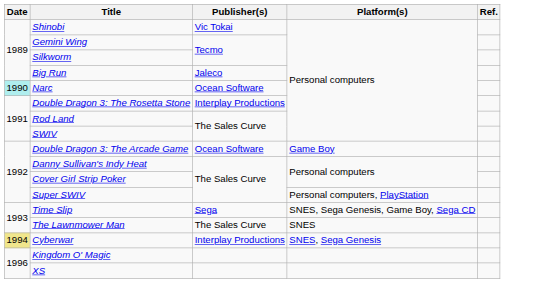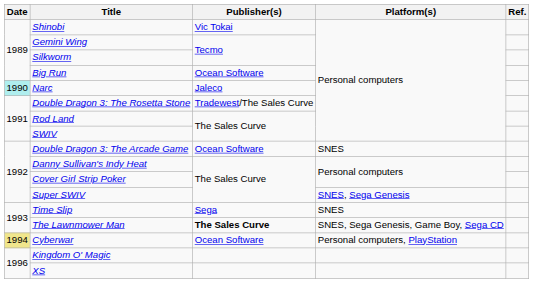(209, 73) Jaleco -> (229, 73) Ocean Software
(229, 88) Ocean Software -> (209, 88) Jaleco
(240, 103) Interplay Productions -> (254, 103) Tradewest/The Sales Curve
(312, 149) Game Boy -> (331, 149) SNES
(359, 194) Personal computers, PlayStation -> (364, 194) SNES, Sega Genesis
(382, 210) SNES, Sega Genesis, Game Boy, Sega CD -> (331, 210) SNES
(230, 225) normal -> (232, 225) bold
(302, 225) SNES -> (411, 225) SNES, Sega Genesis, Game Boy, Sega CD
(240, 240) Interplay Productions -> (229, 240) Ocean Software
(335, 240) SNES, Sega Genesis -> (387, 240) Personal computers, PlayStation
